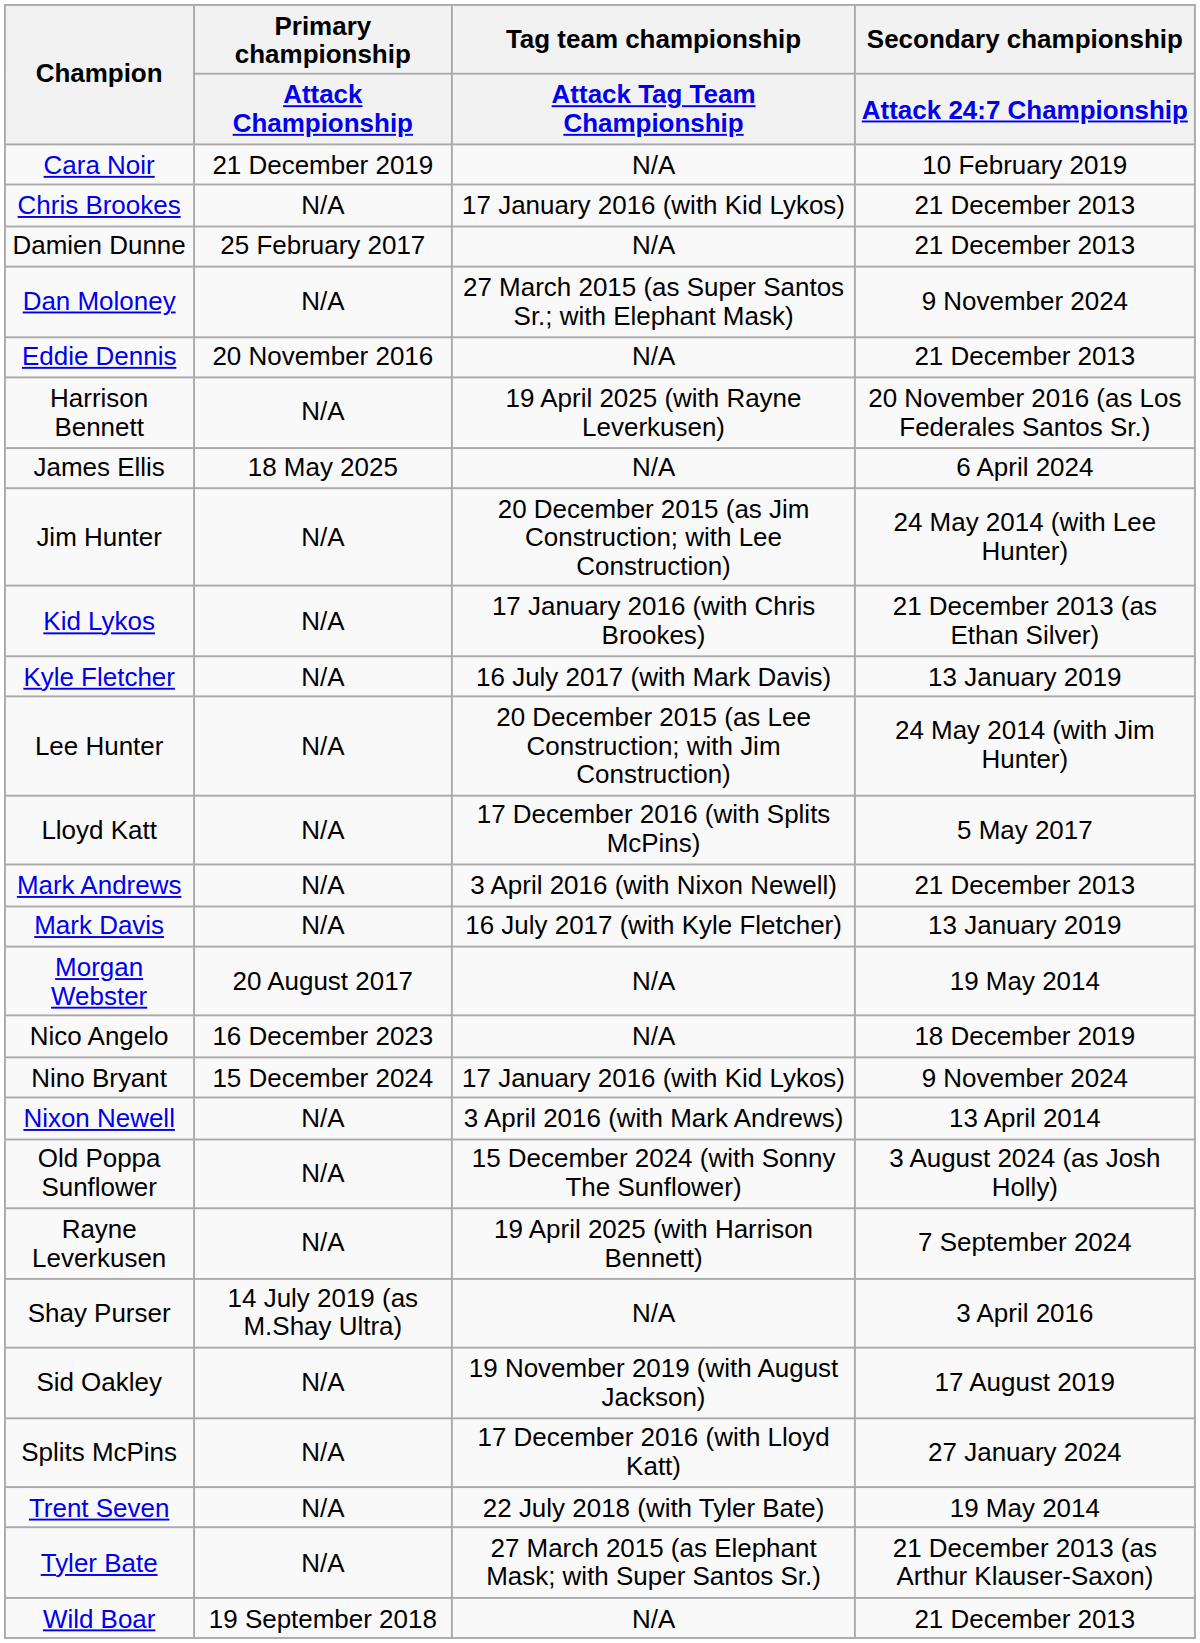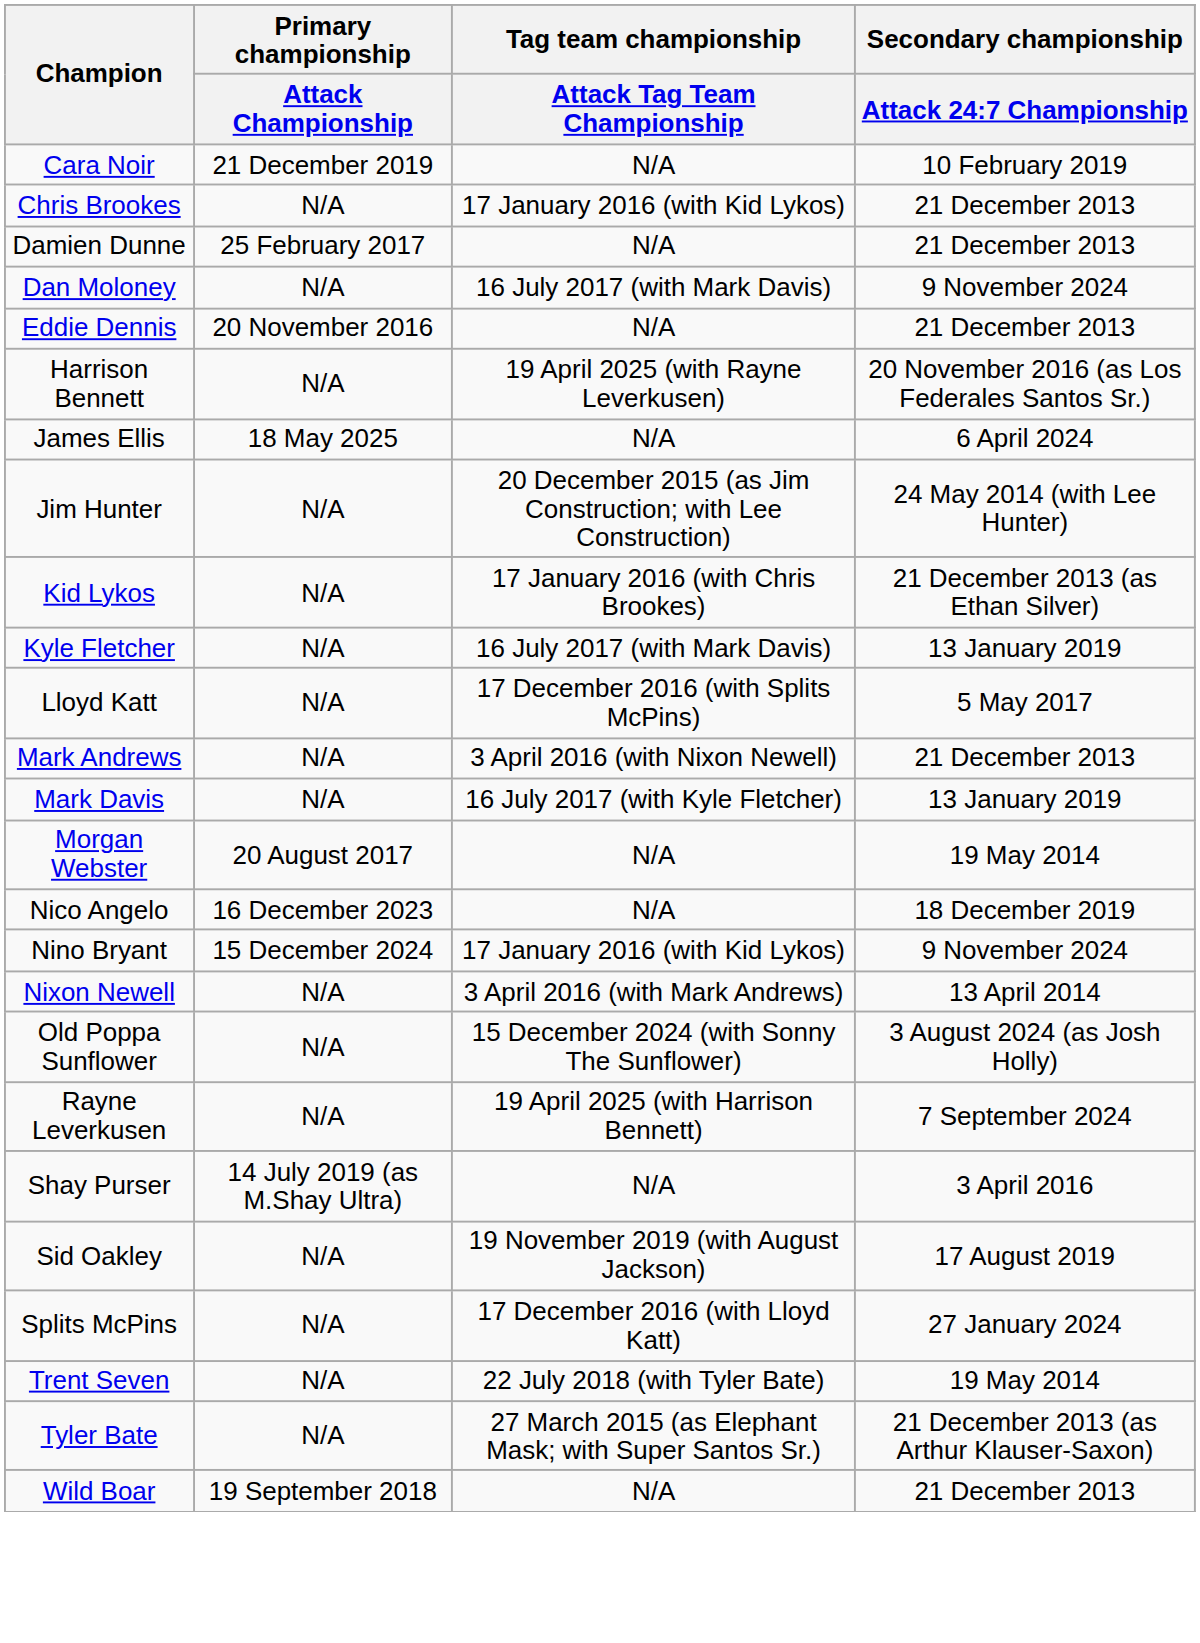(654, 301) 27 March 2015 (as Super Santos Sr.; with Elephant Mask) -> (654, 287) 16 July 2017 (with Mark Davis)
- row: (99, 746)
